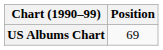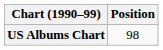(133, 34) 69 -> (133, 34) 98
